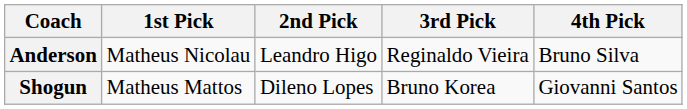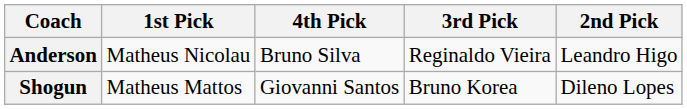columns swapped: (318, 21) <-> (608, 21)
